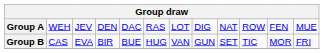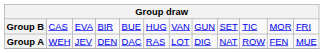rows swapped: (25, 26) <-> (25, 41)
